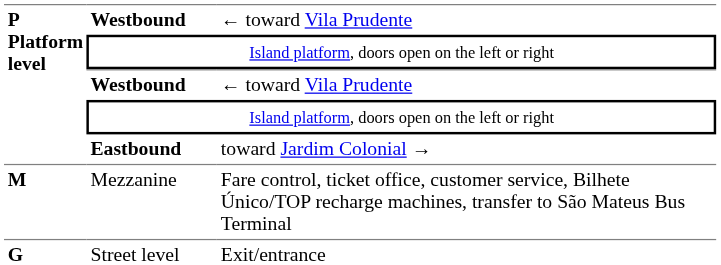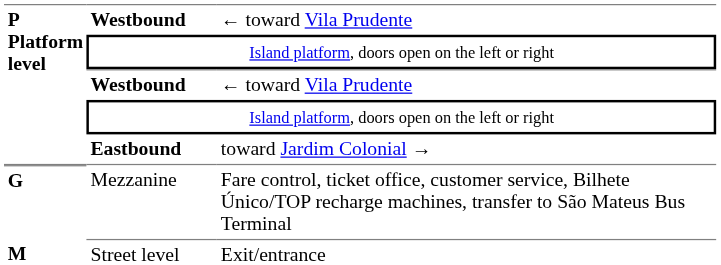(17, 179) M -> (15, 181) G
(15, 254) G -> (17, 253) M
